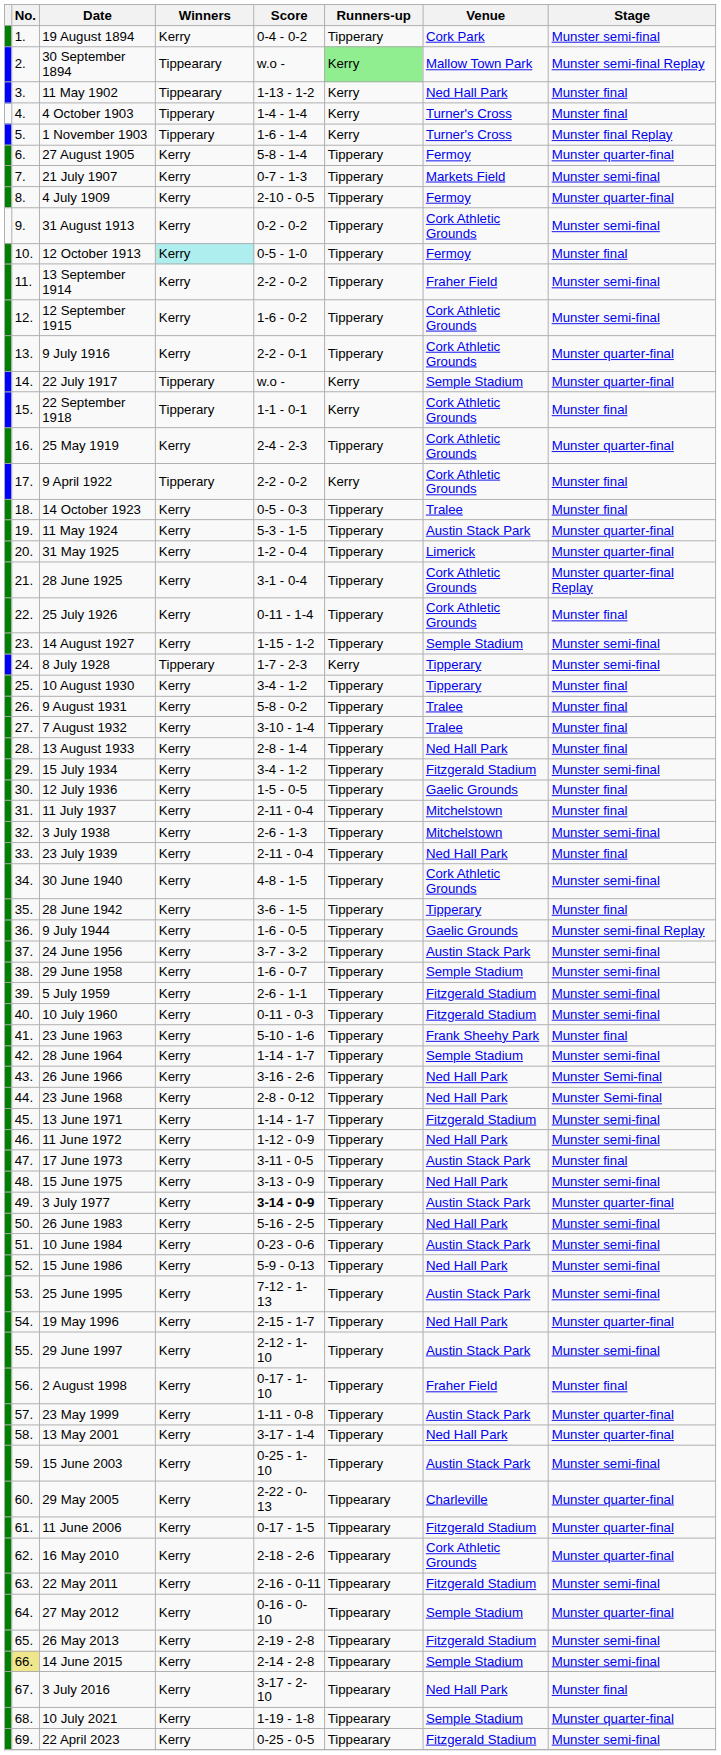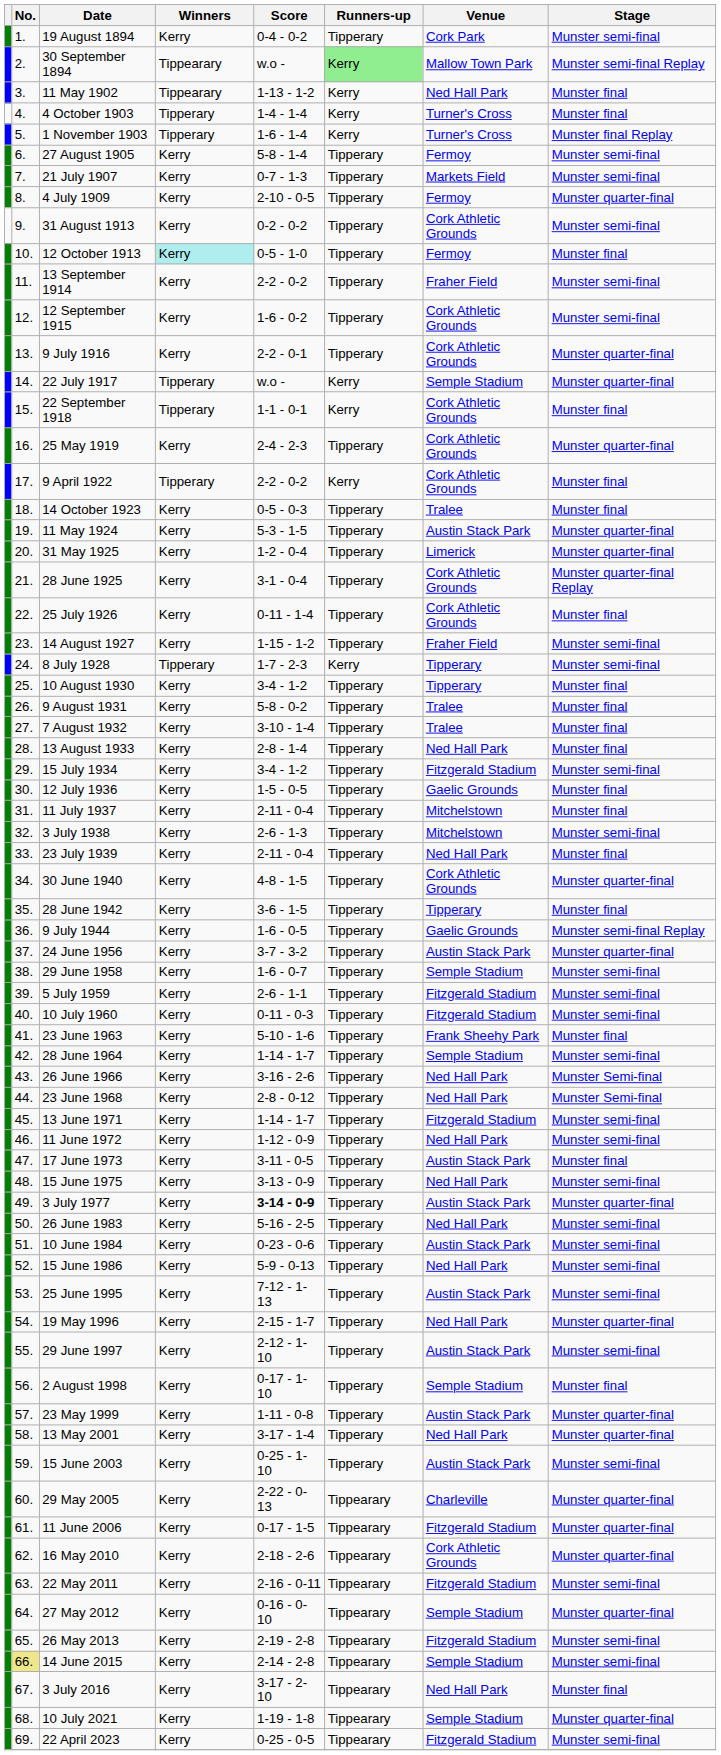(613, 156) Munster quarter-final -> (606, 156) Munster semi-final
(474, 644) Semple Stadium -> (462, 644) Fraher Field
(606, 881) Munster semi-final -> (613, 881) Munster quarter-final
(606, 952) Munster semi-final -> (613, 952) Munster quarter-final
(462, 1386) Fraher Field -> (474, 1386) Semple Stadium
